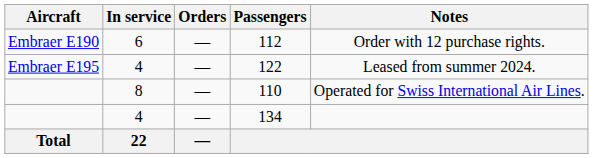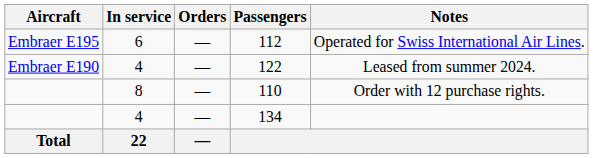(53, 41) Embraer E190 -> (53, 41) Embraer E195
(449, 41) Order with 12 purchase rights. -> (449, 41) Operated for Swiss International Air Lines.
(53, 66) Embraer E195 -> (53, 66) Embraer E190
(449, 91) Operated for Swiss International Air Lines. -> (449, 91) Order with 12 purchase rights.
